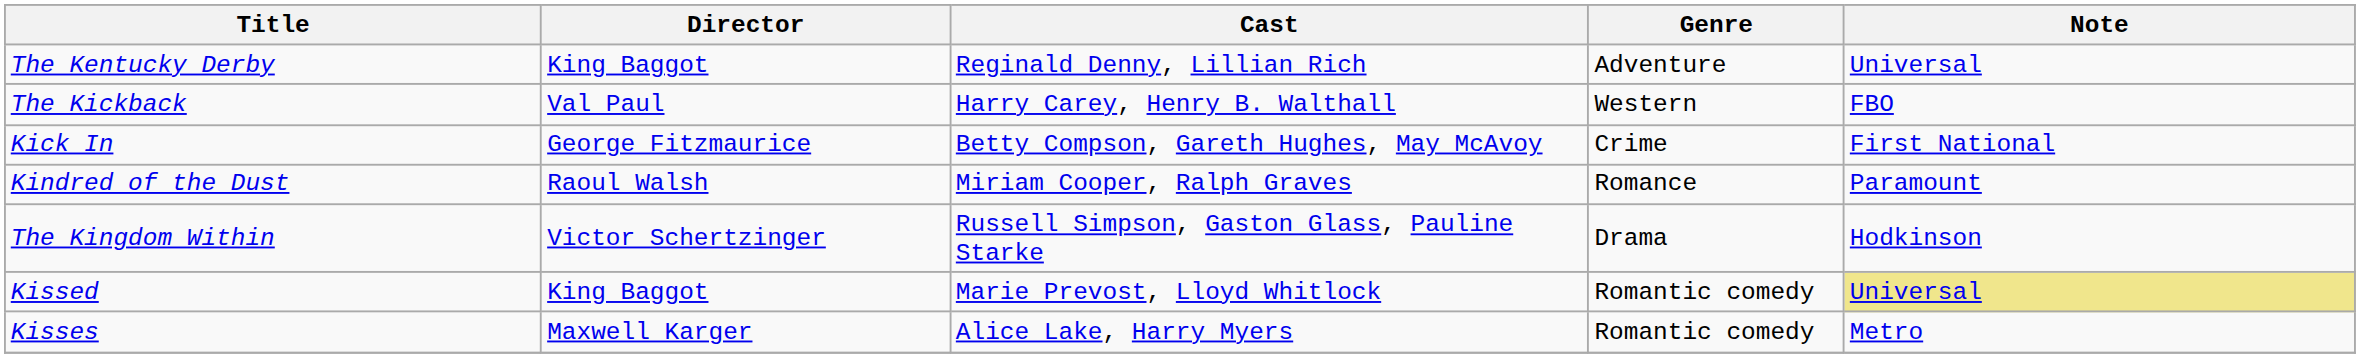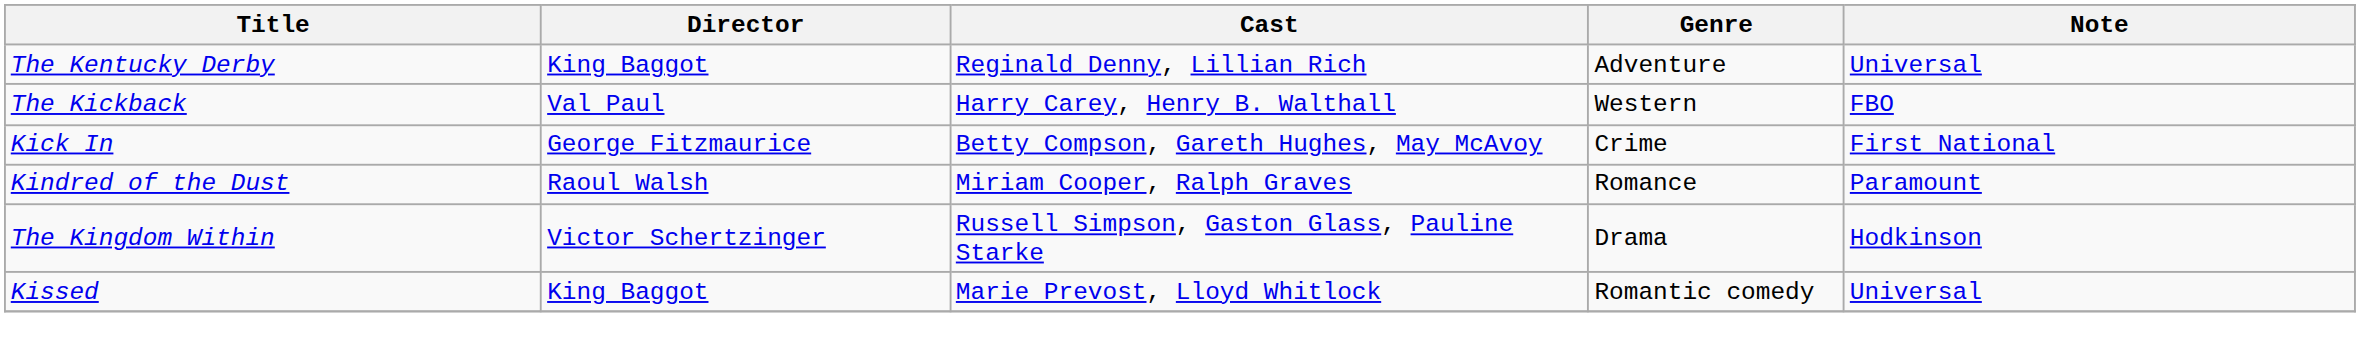(1916, 292) khaki background -> (1916, 292) no background
- row: (55, 332)
